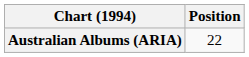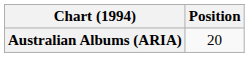(215, 40) 22 -> (215, 40) 20
